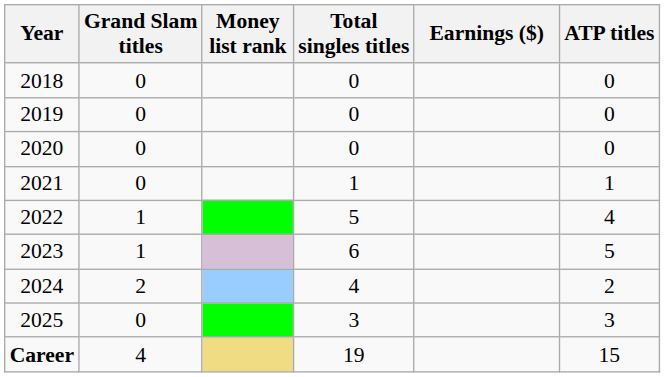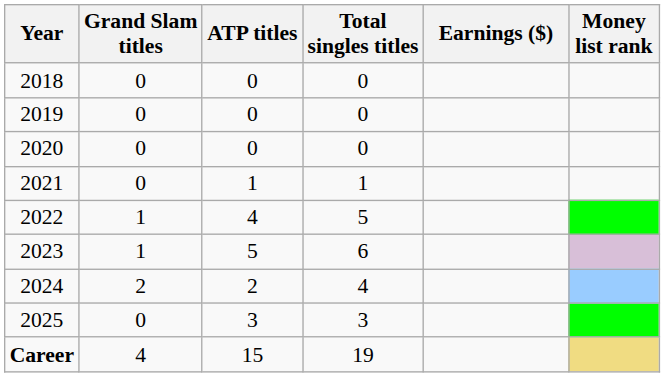columns swapped: (609, 33) <-> (248, 33)
